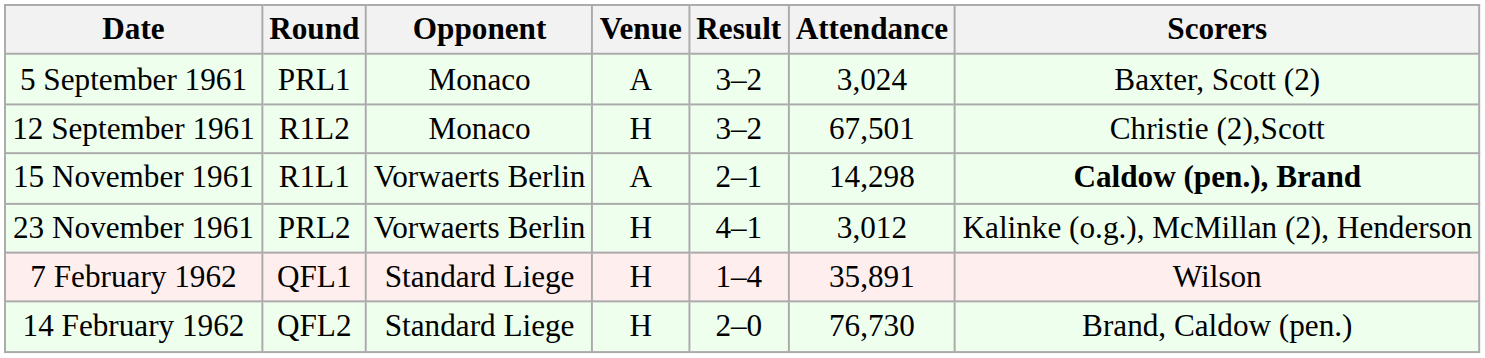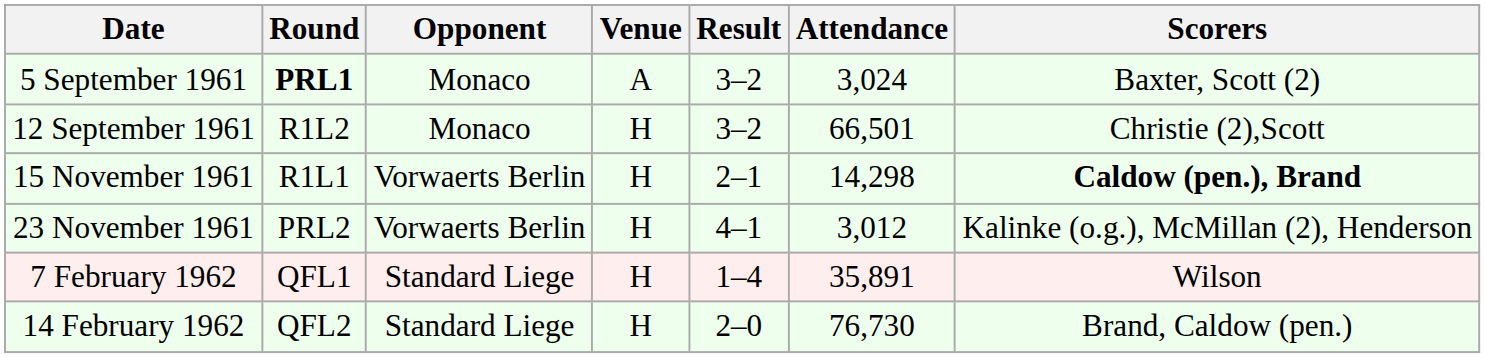(314, 78) normal -> (314, 78) bold
(872, 128) 67,501 -> (872, 128) 66,501
(641, 177) A -> (641, 177) H
